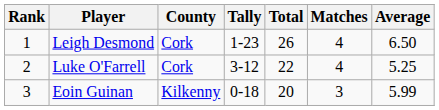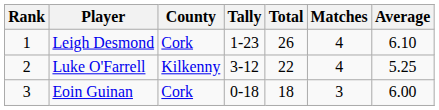(403, 42) 6.50 -> (403, 42) 6.10
(177, 67) Cork -> (191, 67) Kilkenny
(191, 92) Kilkenny -> (177, 92) Cork
(286, 92) 20 -> (286, 92) 18
(403, 92) 5.99 -> (403, 92) 6.00
